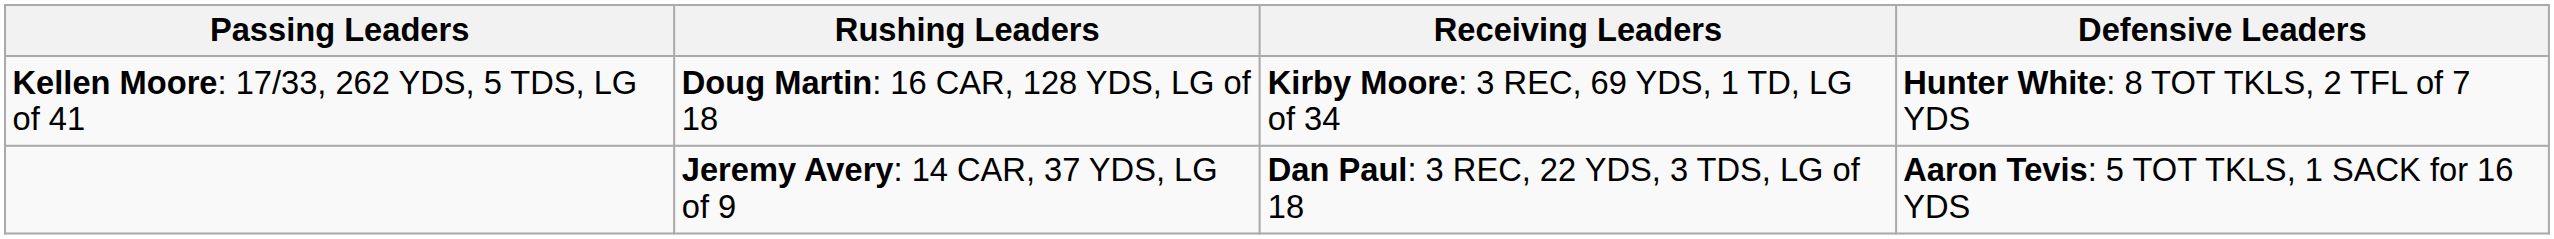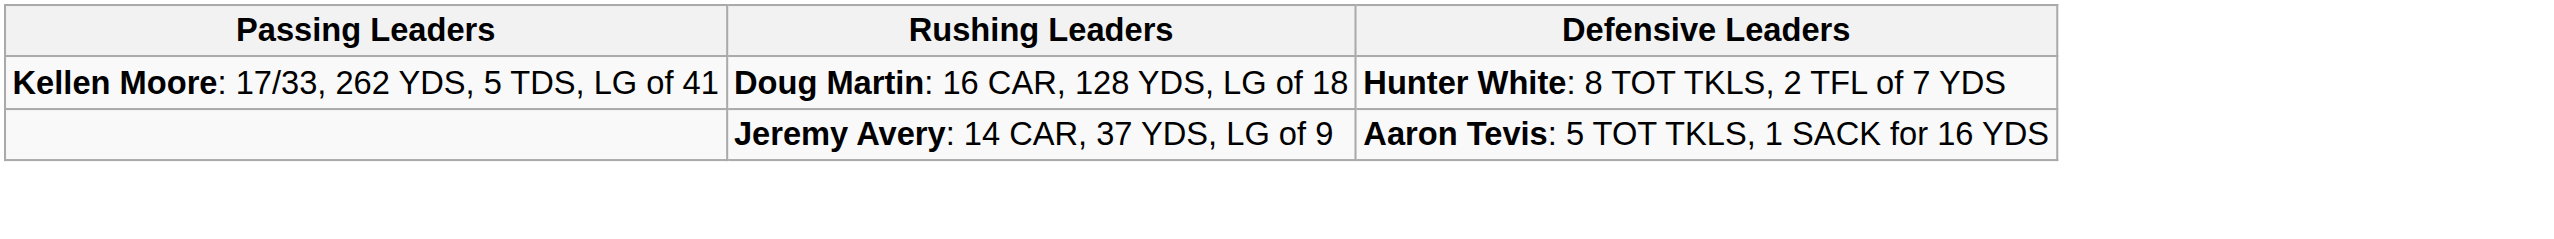- column: (1578, 30)
